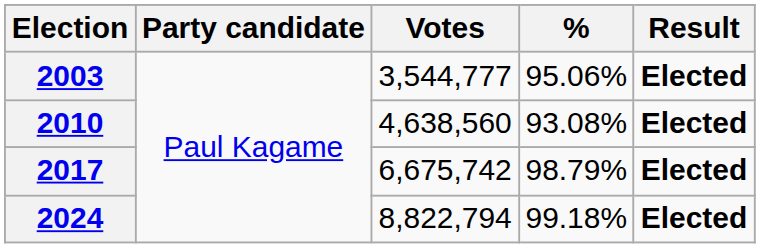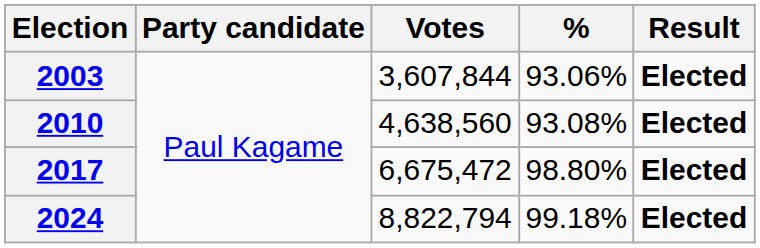(445, 75) 3,544,777 -> (445, 75) 3,607,844
(576, 75) 95.06% -> (576, 75) 93.06%
(445, 170) 6,675,742 -> (445, 170) 6,675,472
(576, 170) 98.79% -> (576, 170) 98.80%
